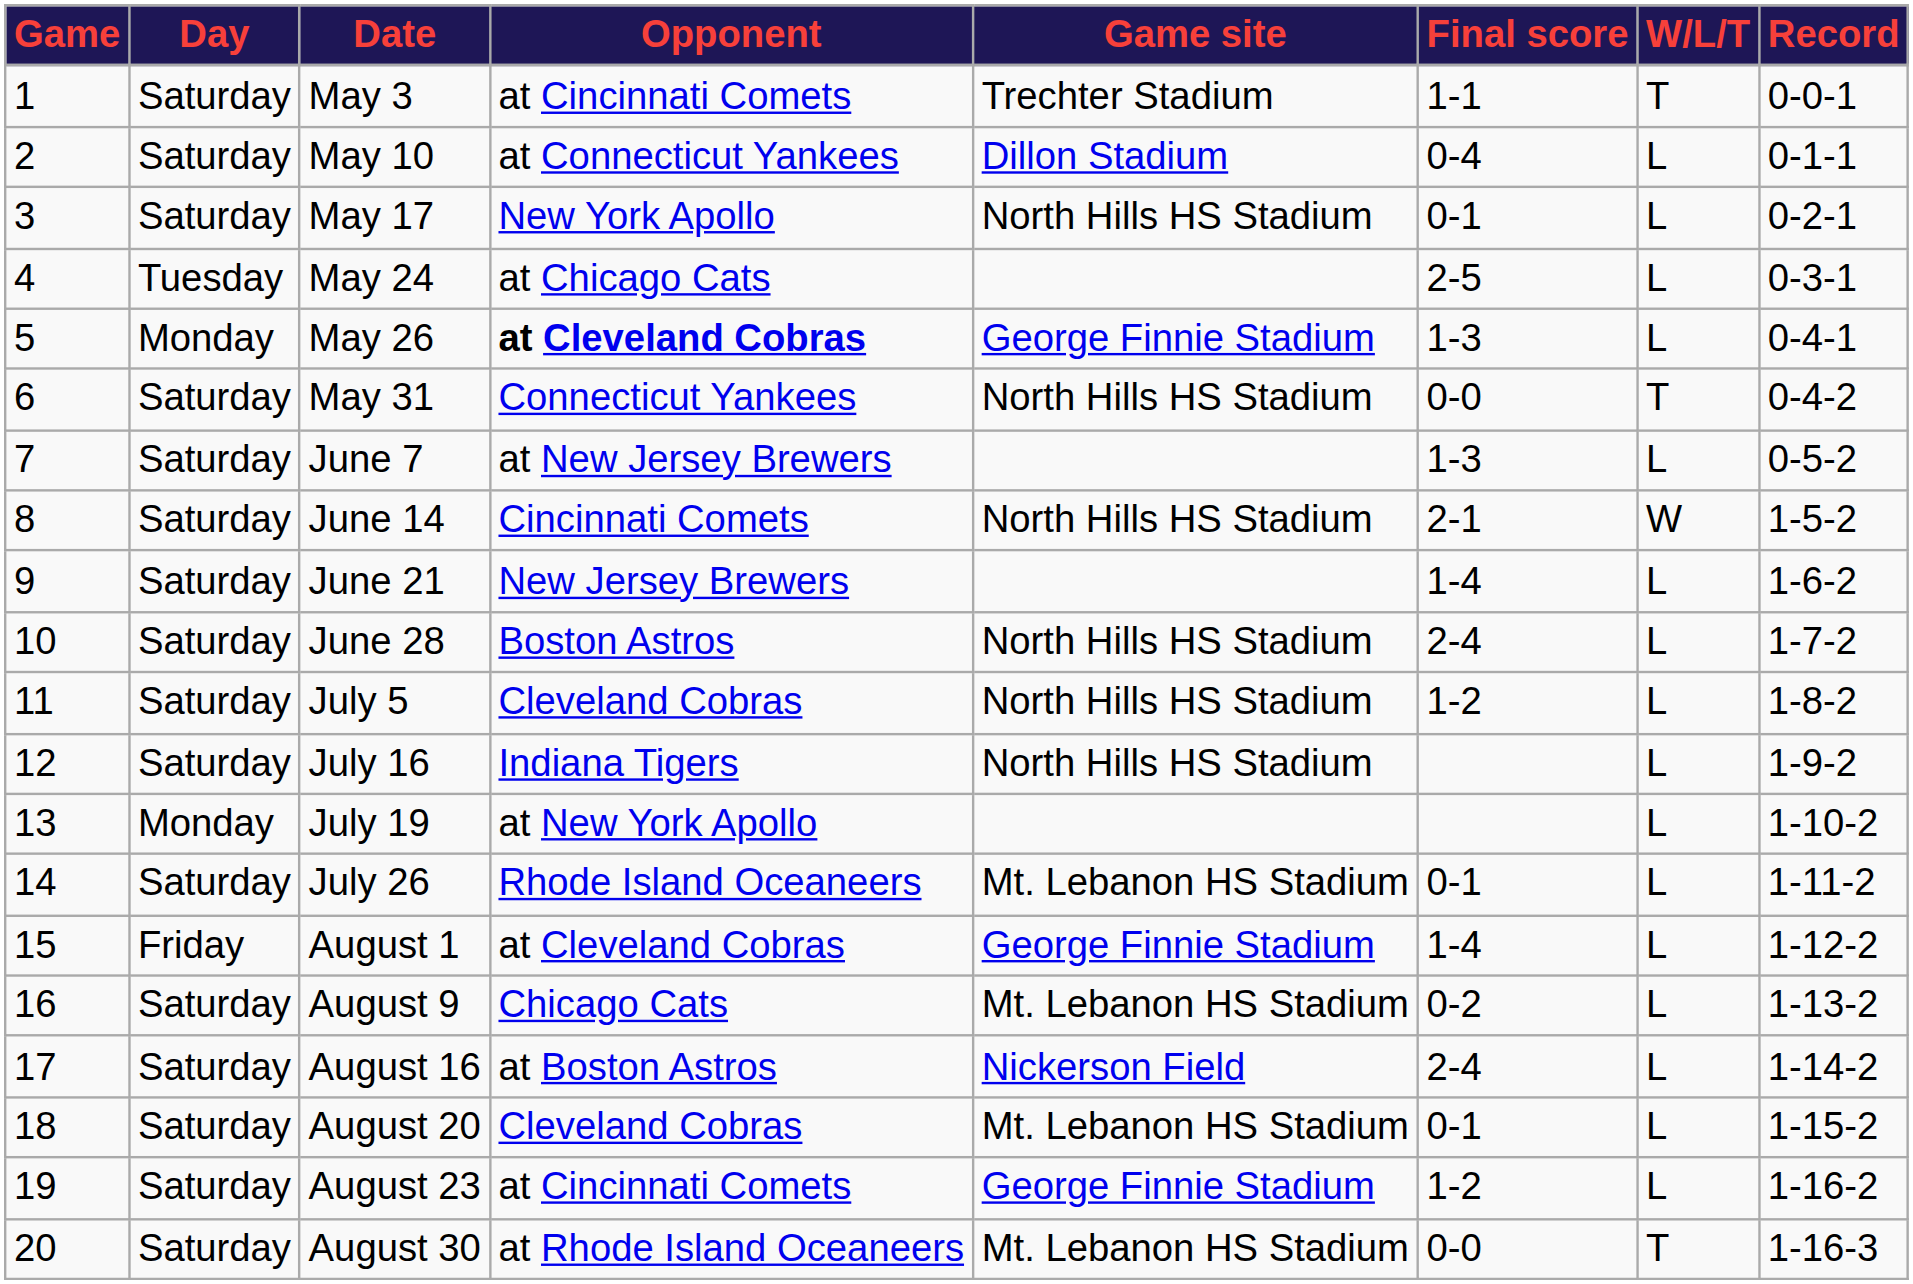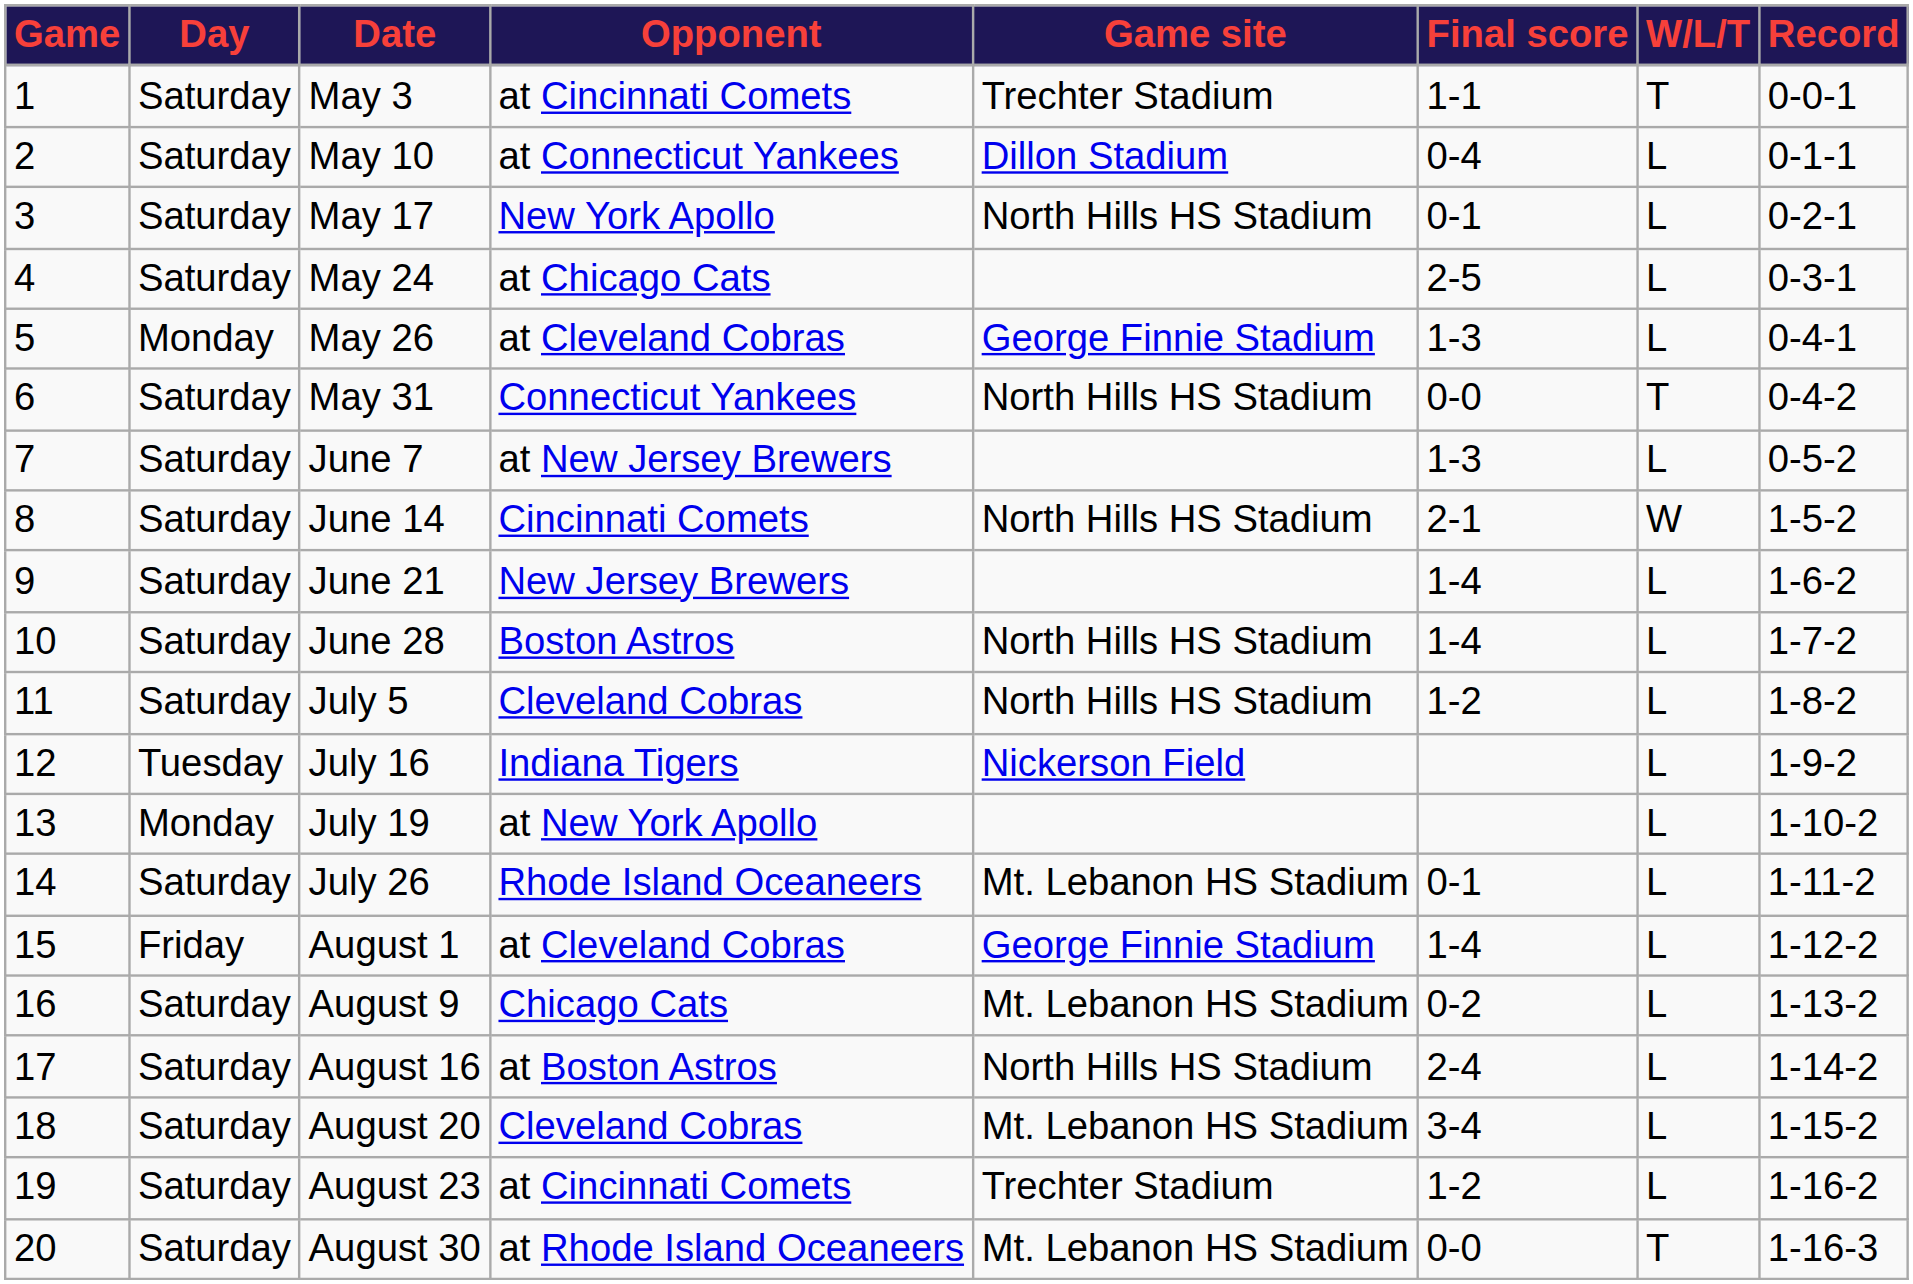(211, 277) Tuesday -> (214, 277) Saturday
(682, 338) bold -> (672, 338) normal
(1454, 641) 2-4 -> (1454, 641) 1-4
(214, 762) Saturday -> (211, 762) Tuesday
(1177, 762) North Hills HS Stadium -> (1113, 762) Nickerson Field
(1113, 1065) Nickerson Field -> (1177, 1065) North Hills HS Stadium
(1454, 1126) 0-1 -> (1454, 1126) 3-4
(1178, 1187) George Finnie Stadium -> (1128, 1187) Trechter Stadium
